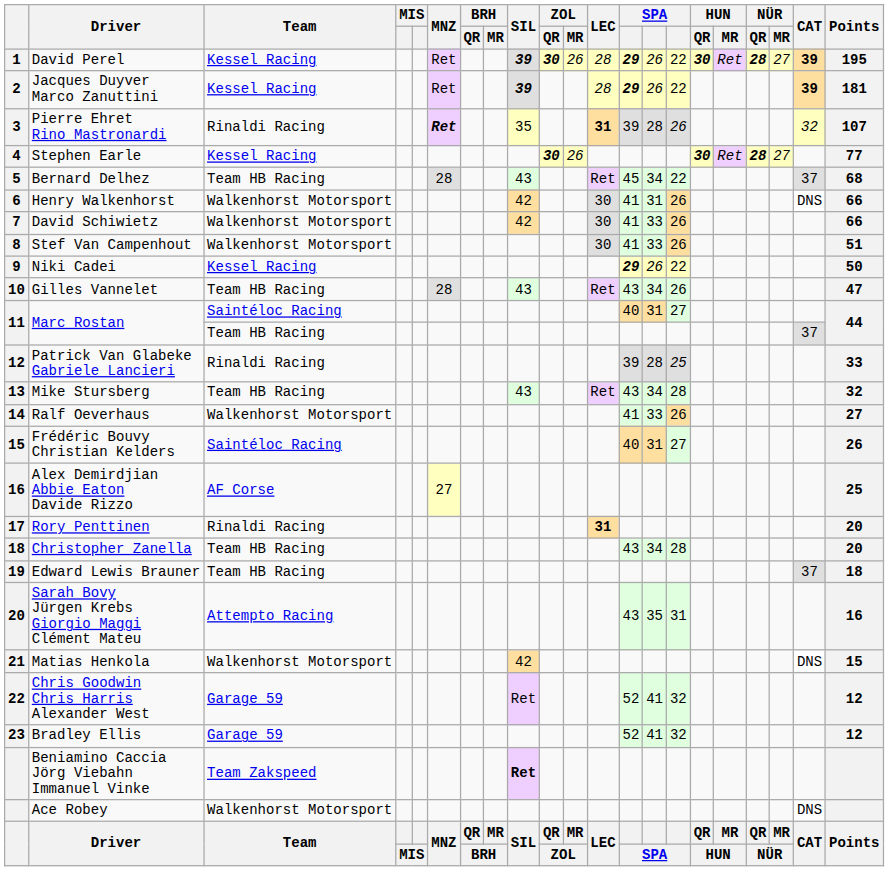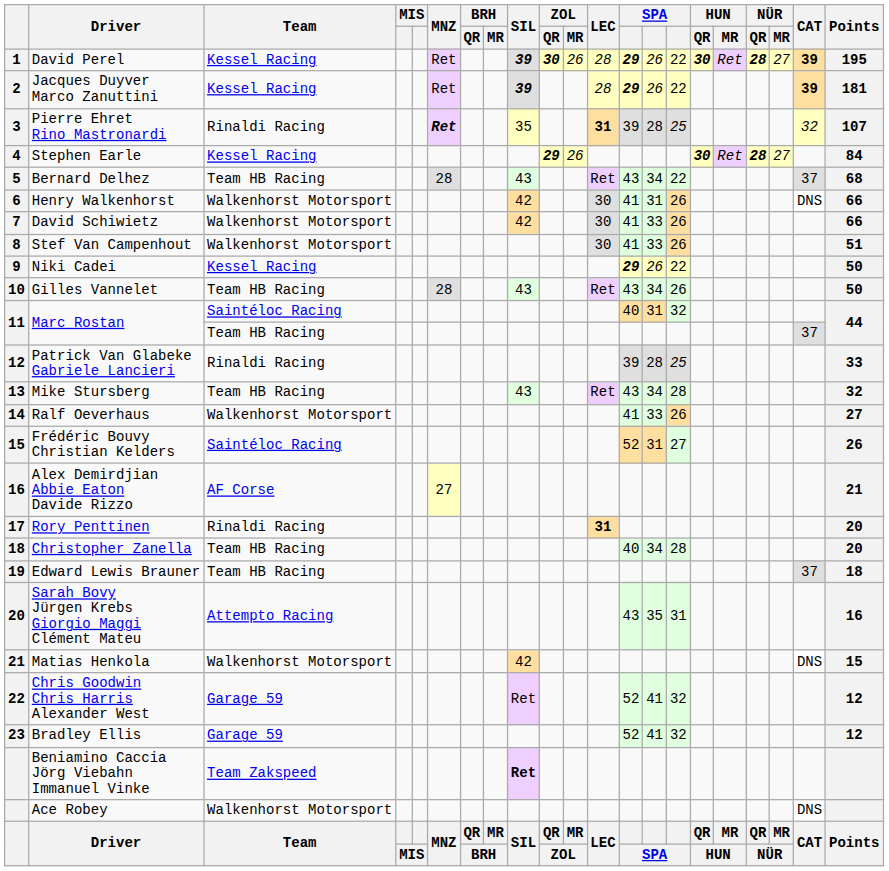(678, 127) 26 -> (678, 127) 25
(551, 157) 30 -> (551, 157) 29
(854, 157) 77 -> (854, 157) 84
(631, 179) 45 -> (631, 179) 43
(854, 289) 47 -> (854, 289) 50
(678, 311) 27 -> (678, 311) 32
(631, 445) 40 -> (631, 445) 52
(854, 490) 25 -> (854, 490) 21
(631, 549) 43 -> (631, 549) 40
